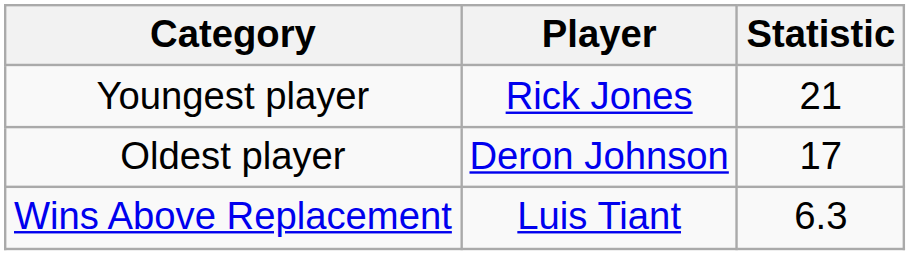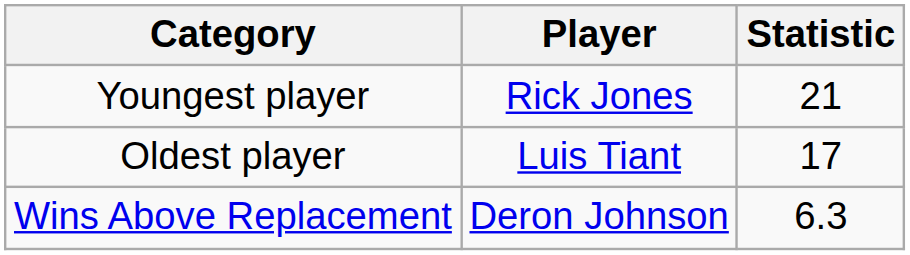(599, 156) Deron Johnson -> (599, 156) Luis Tiant
(599, 216) Luis Tiant -> (599, 216) Deron Johnson
